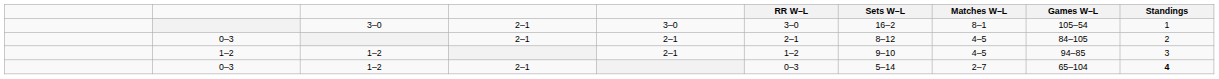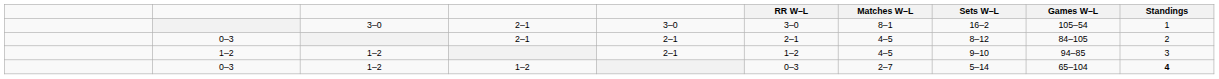columns swapped: (979, 12) <-> (885, 12)
(522, 67) 2–1 -> (522, 67) 1–2
